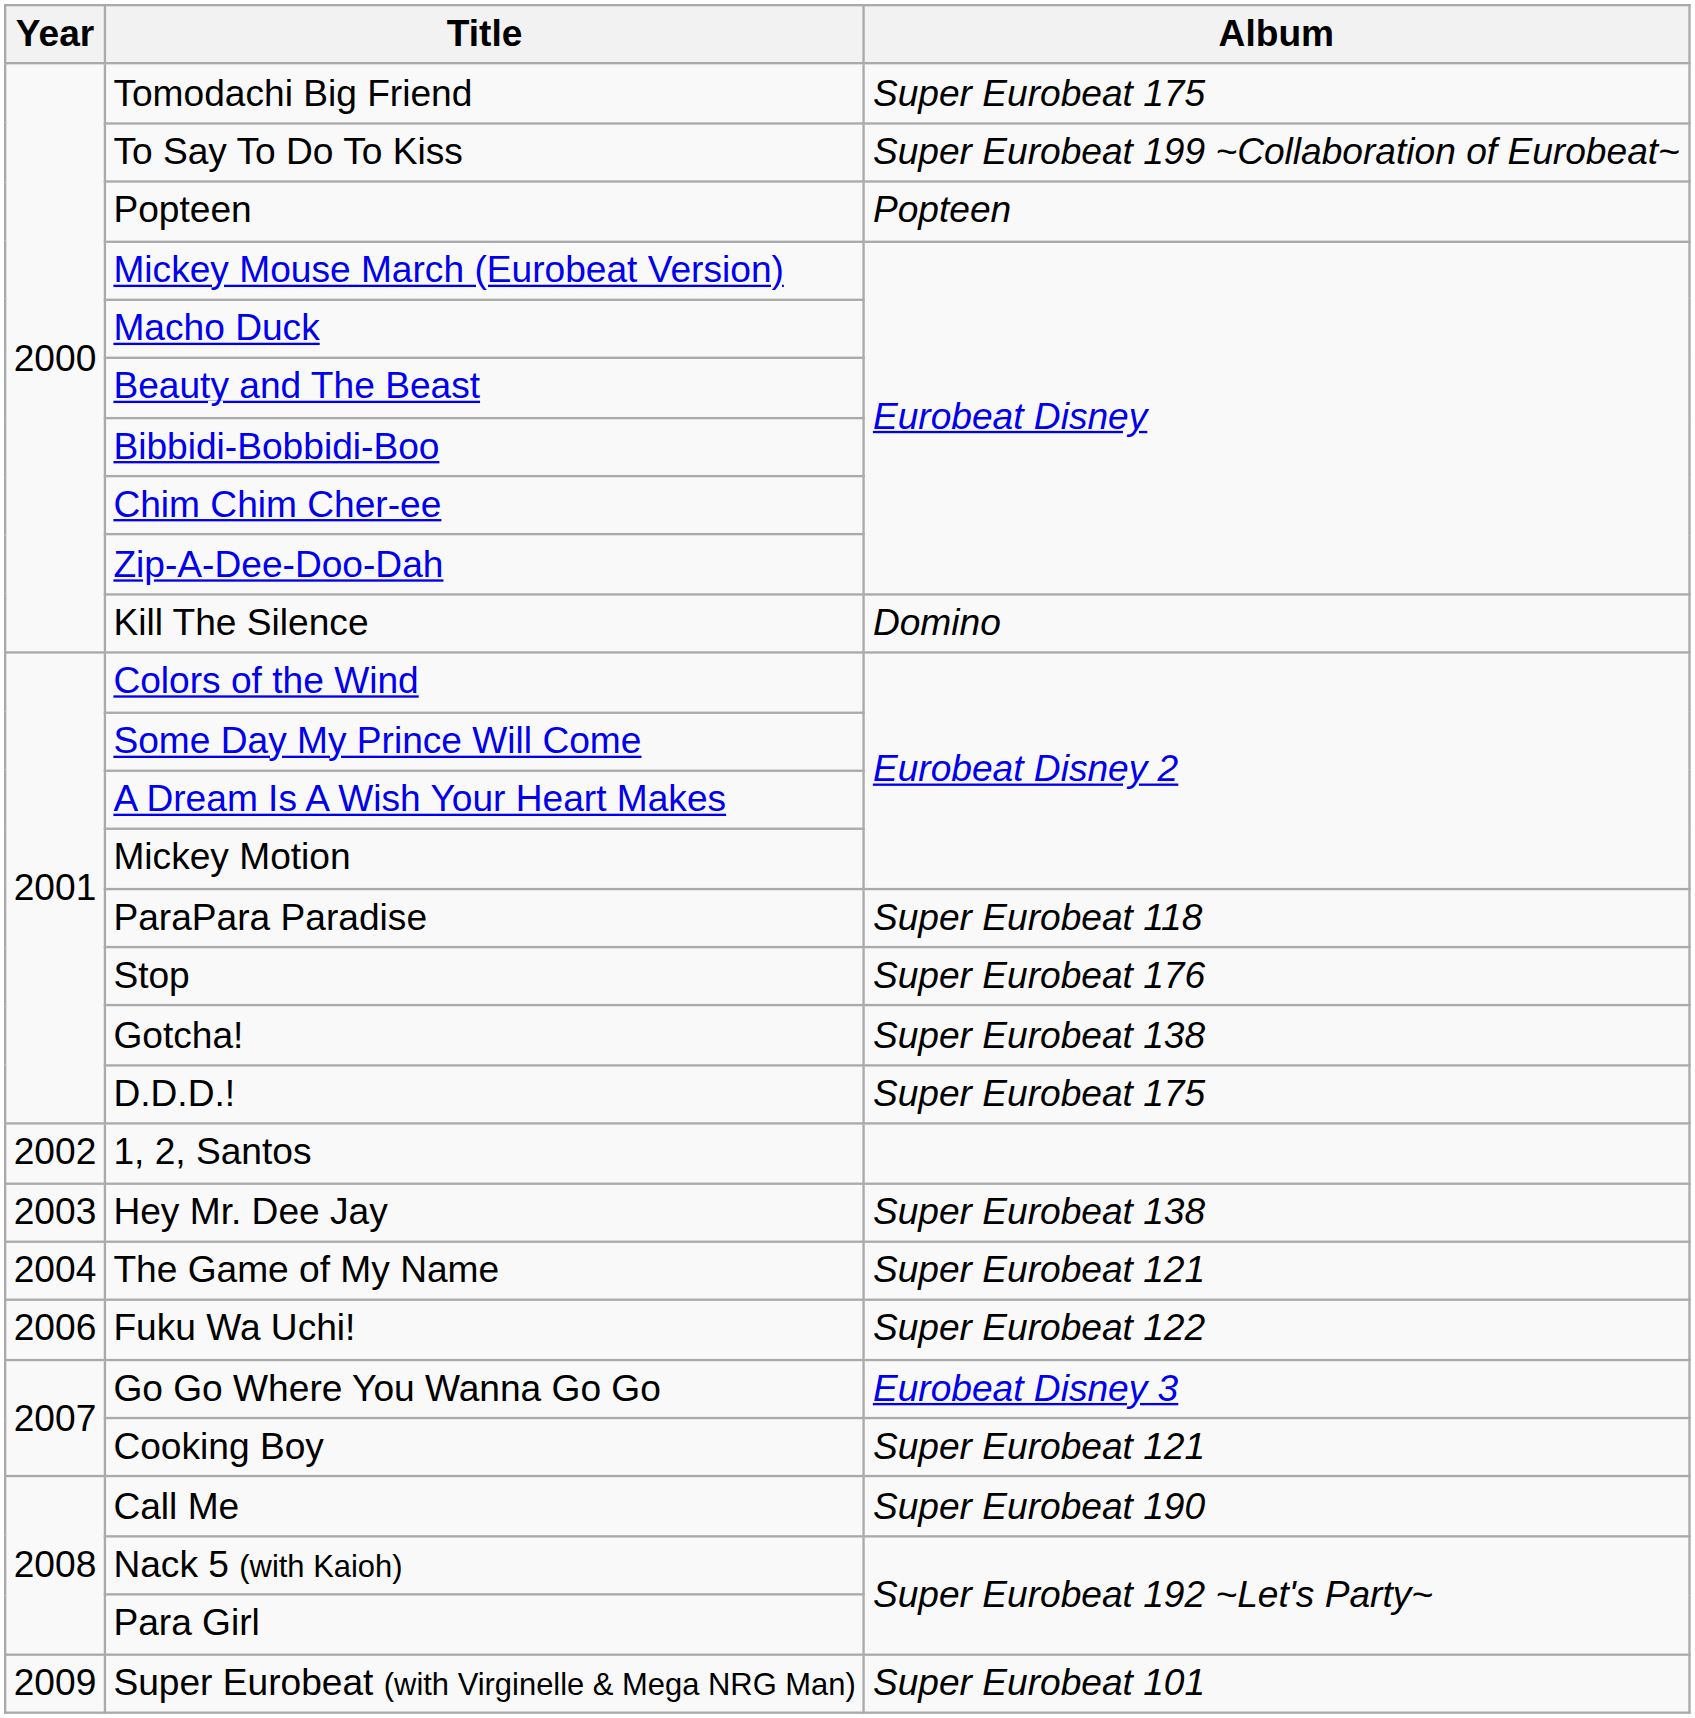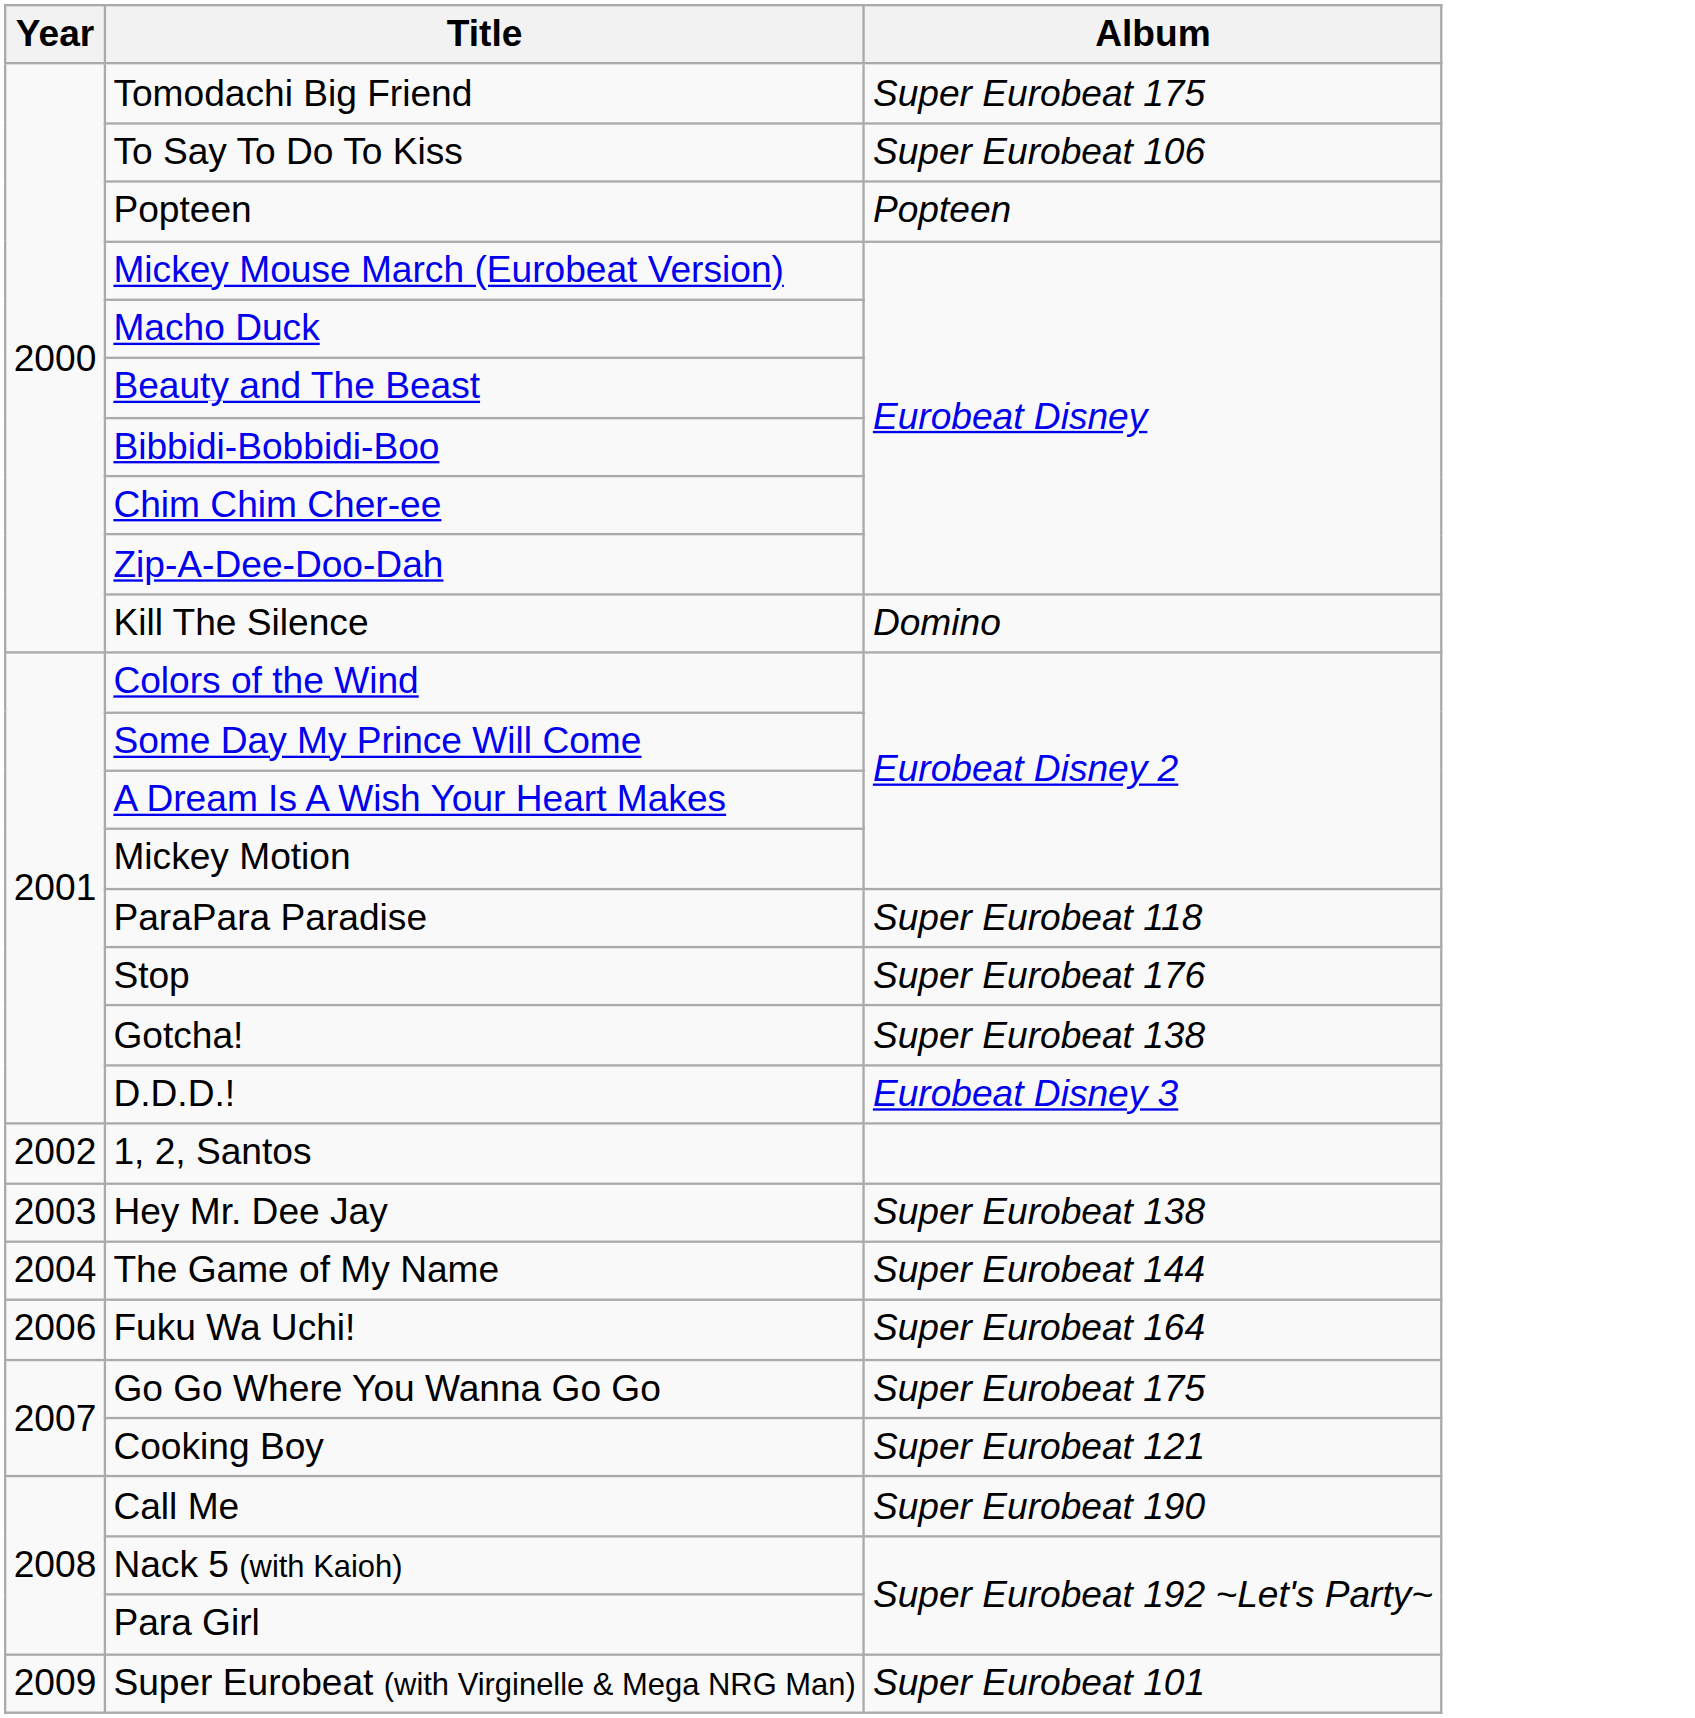(1276, 151) Super Eurobeat 199 ~Collaboration of Eurobeat~ -> (1039, 151) Super Eurobeat 106
(1039, 1093) Super Eurobeat 175 -> (1026, 1093) Eurobeat Disney 3
(1039, 1270) Super Eurobeat 121 -> (1039, 1270) Super Eurobeat 144
(1039, 1329) Super Eurobeat 122 -> (1039, 1329) Super Eurobeat 164
(1026, 1387) Eurobeat Disney 3 -> (1039, 1387) Super Eurobeat 175
